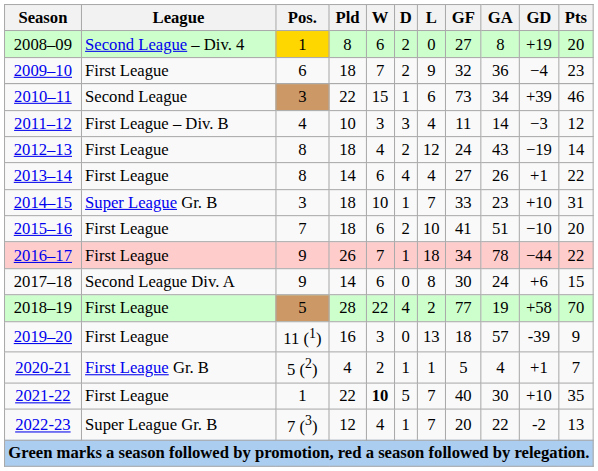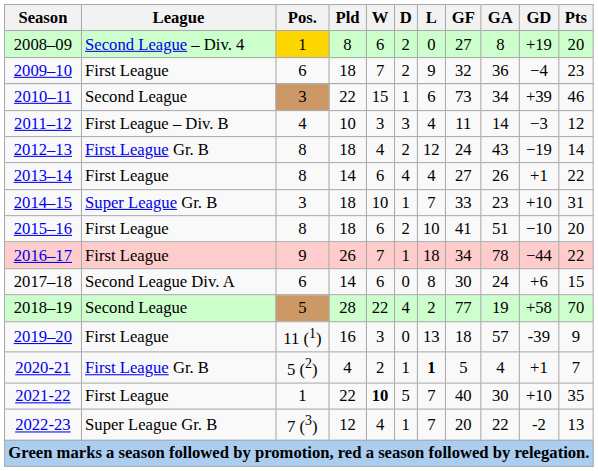(127, 149) First League -> (147, 149) First League Gr. B
(302, 228) 7 -> (302, 228) 8
(302, 281) 9 -> (302, 281) 6
(127, 307) First League -> (136, 307) Second League
(431, 367) normal -> (431, 367) bold
